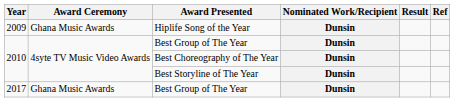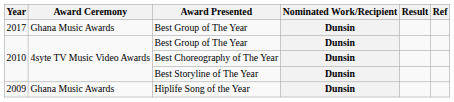rows swapped: (16, 27) <-> (16, 89)
